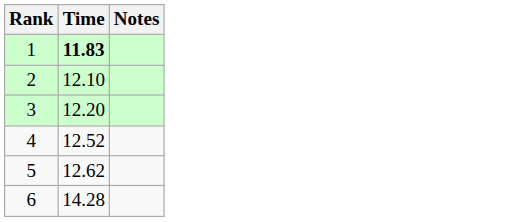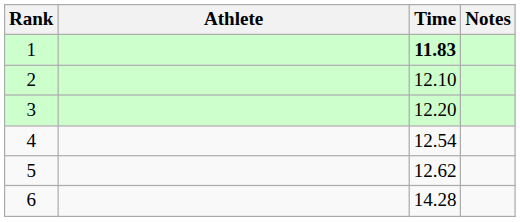+ column: (234, 19)
(84, 140) 12.52 -> (435, 140) 12.54
